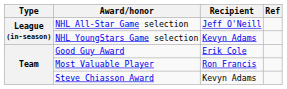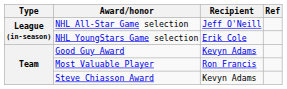(229, 38) Kevyn Adams -> (224, 38) Erik Cole
(224, 51) Erik Cole -> (229, 51) Kevyn Adams
